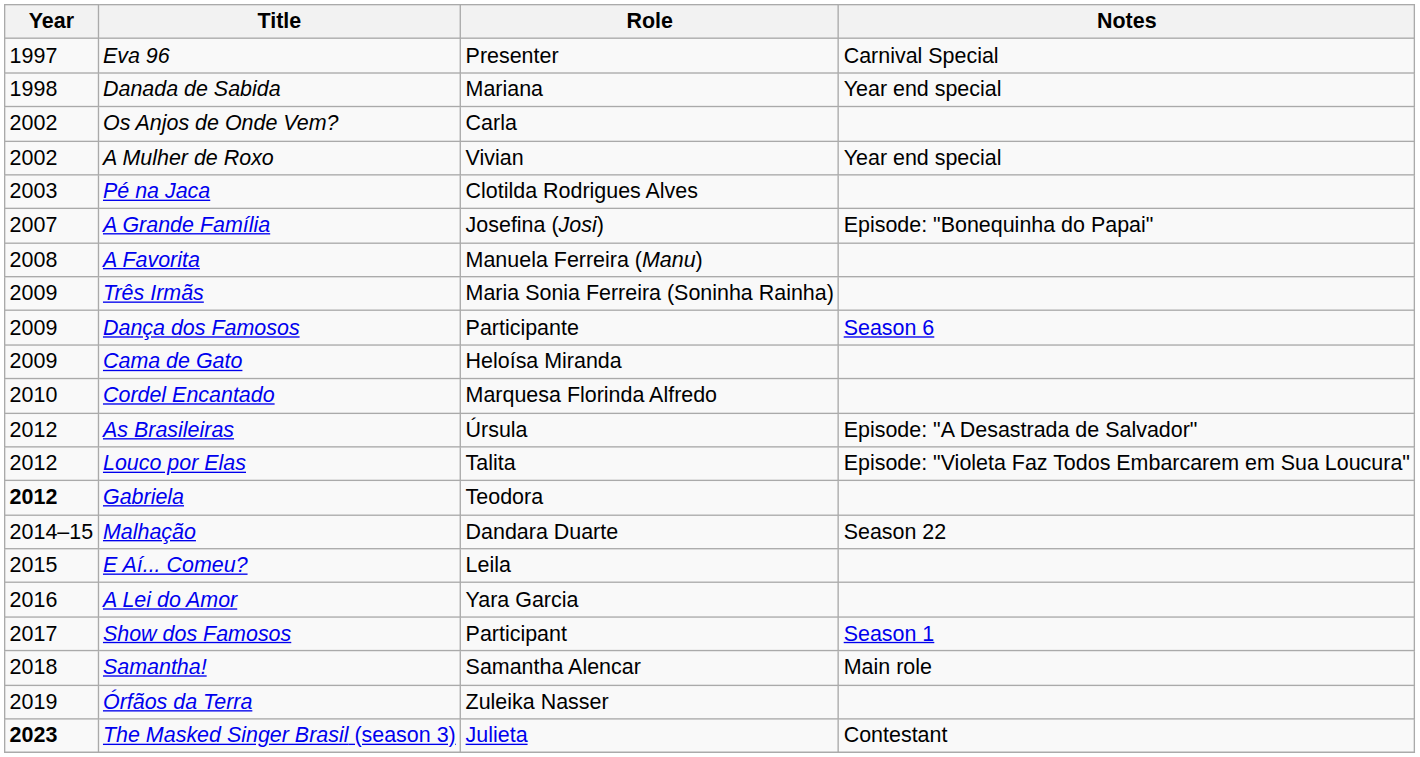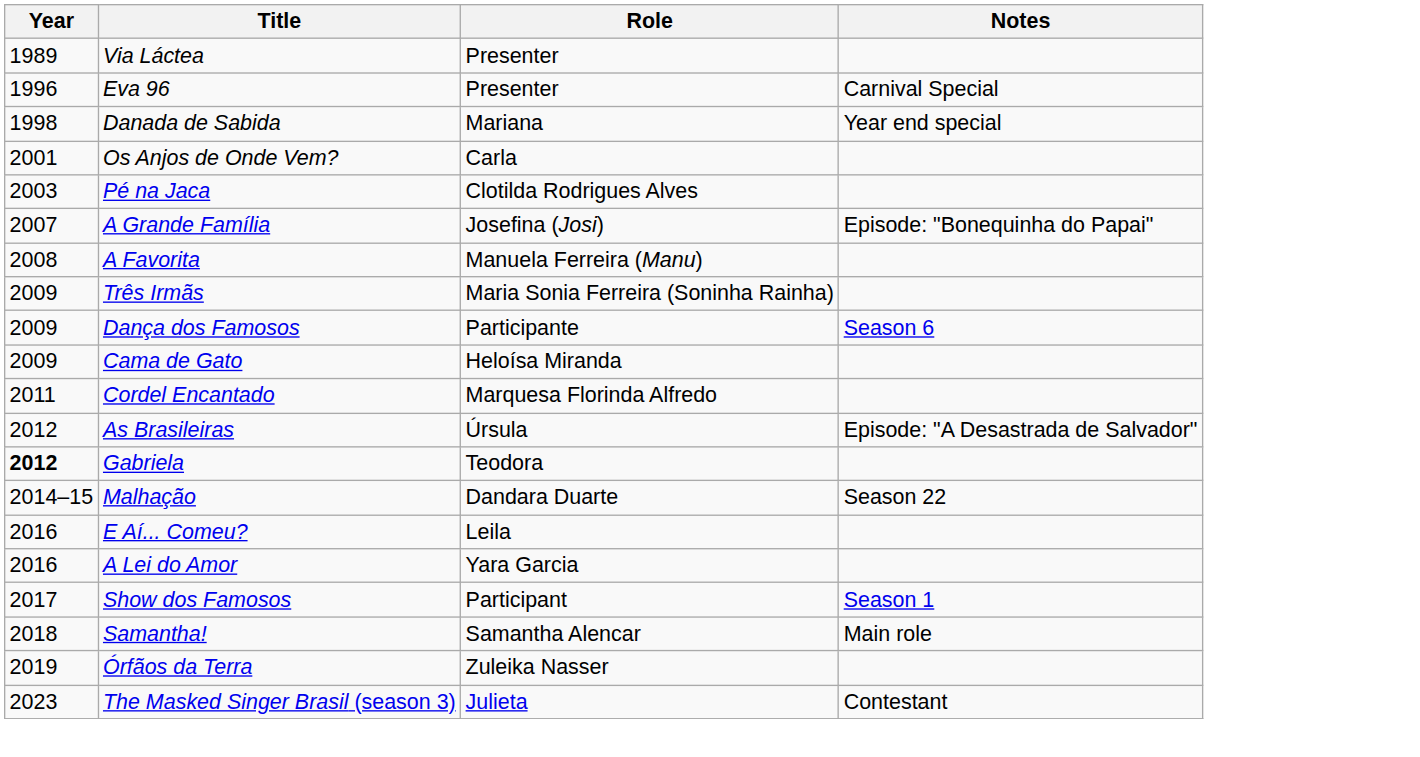+ row: (153, 55)
(33, 55) 1997 -> (33, 89) 1996
(33, 123) 2002 -> (33, 157) 2001
- row: (188, 157)
(33, 395) 2010 -> (33, 395) 2011
- row: (174, 463)
(33, 565) 2015 -> (33, 531) 2016
(33, 735) bold -> (33, 701) normal
